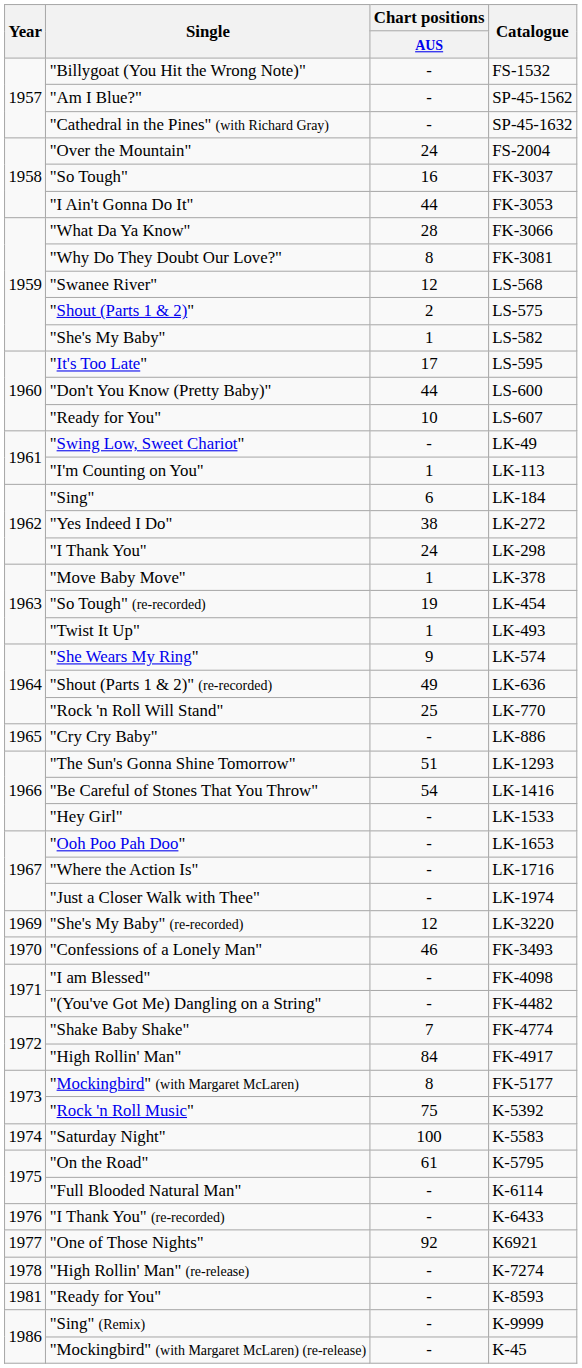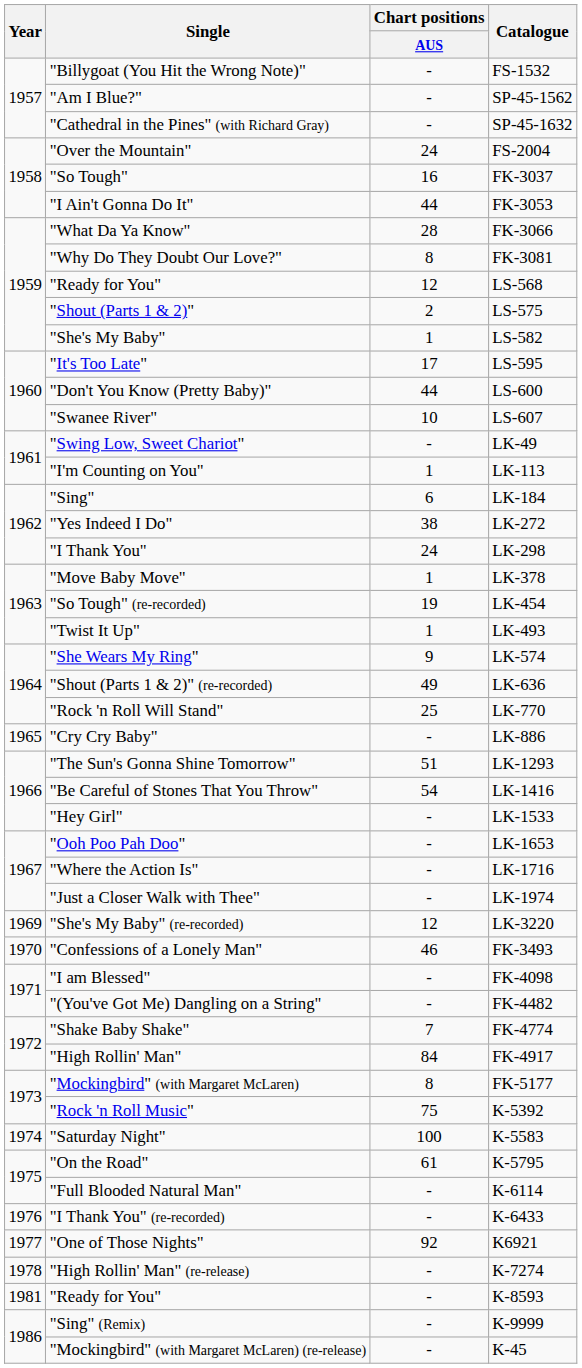(103, 284) "Swanee River" -> (105, 284) "Ready for You"
(105, 417) "Ready for You" -> (103, 417) "Swanee River"
